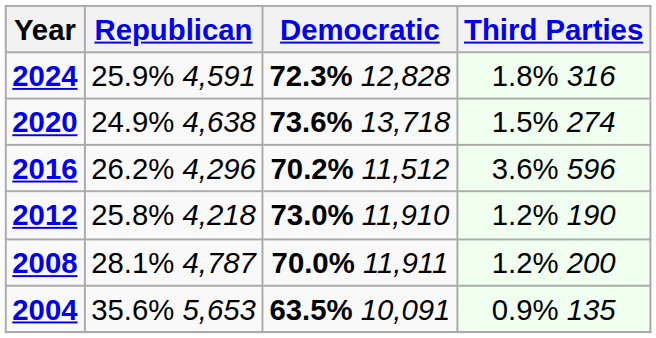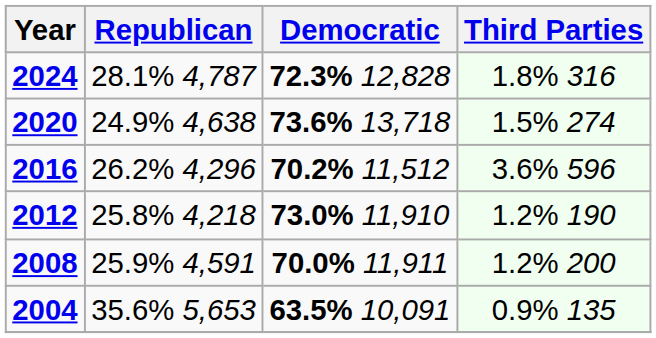(173, 76) 25.9% 4,591 -> (173, 76) 28.1% 4,787
(173, 262) 28.1% 4,787 -> (173, 262) 25.9% 4,591
